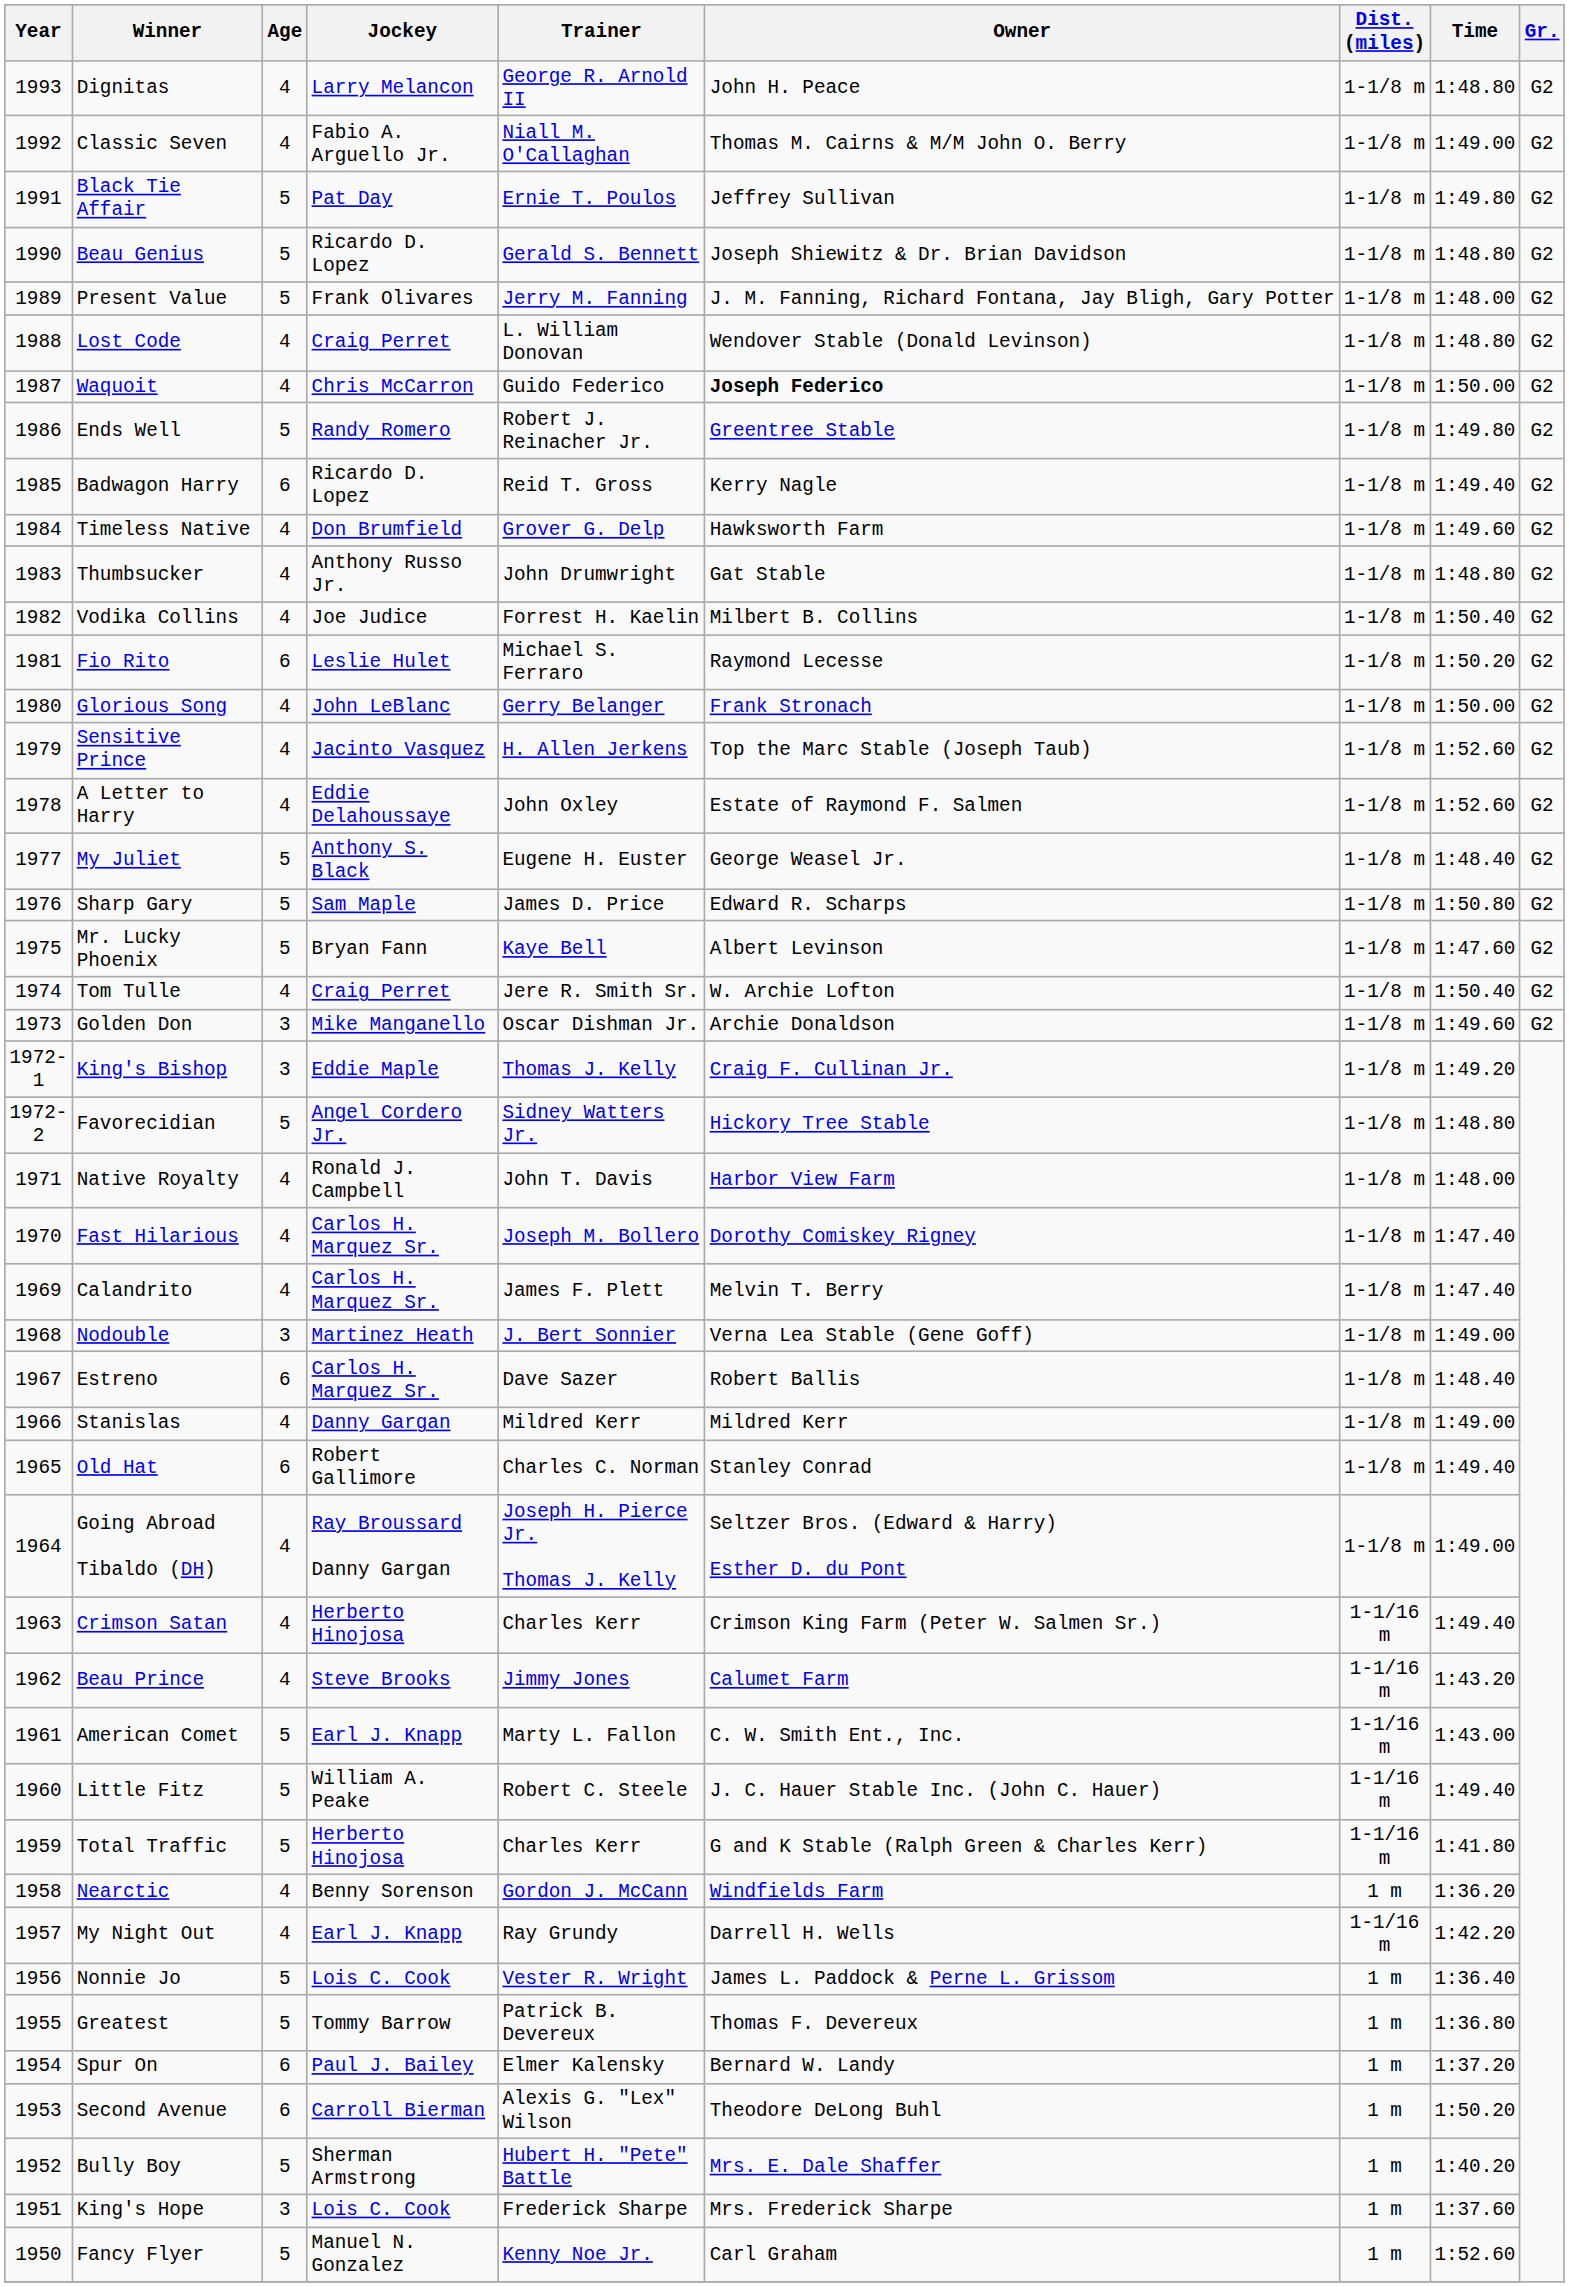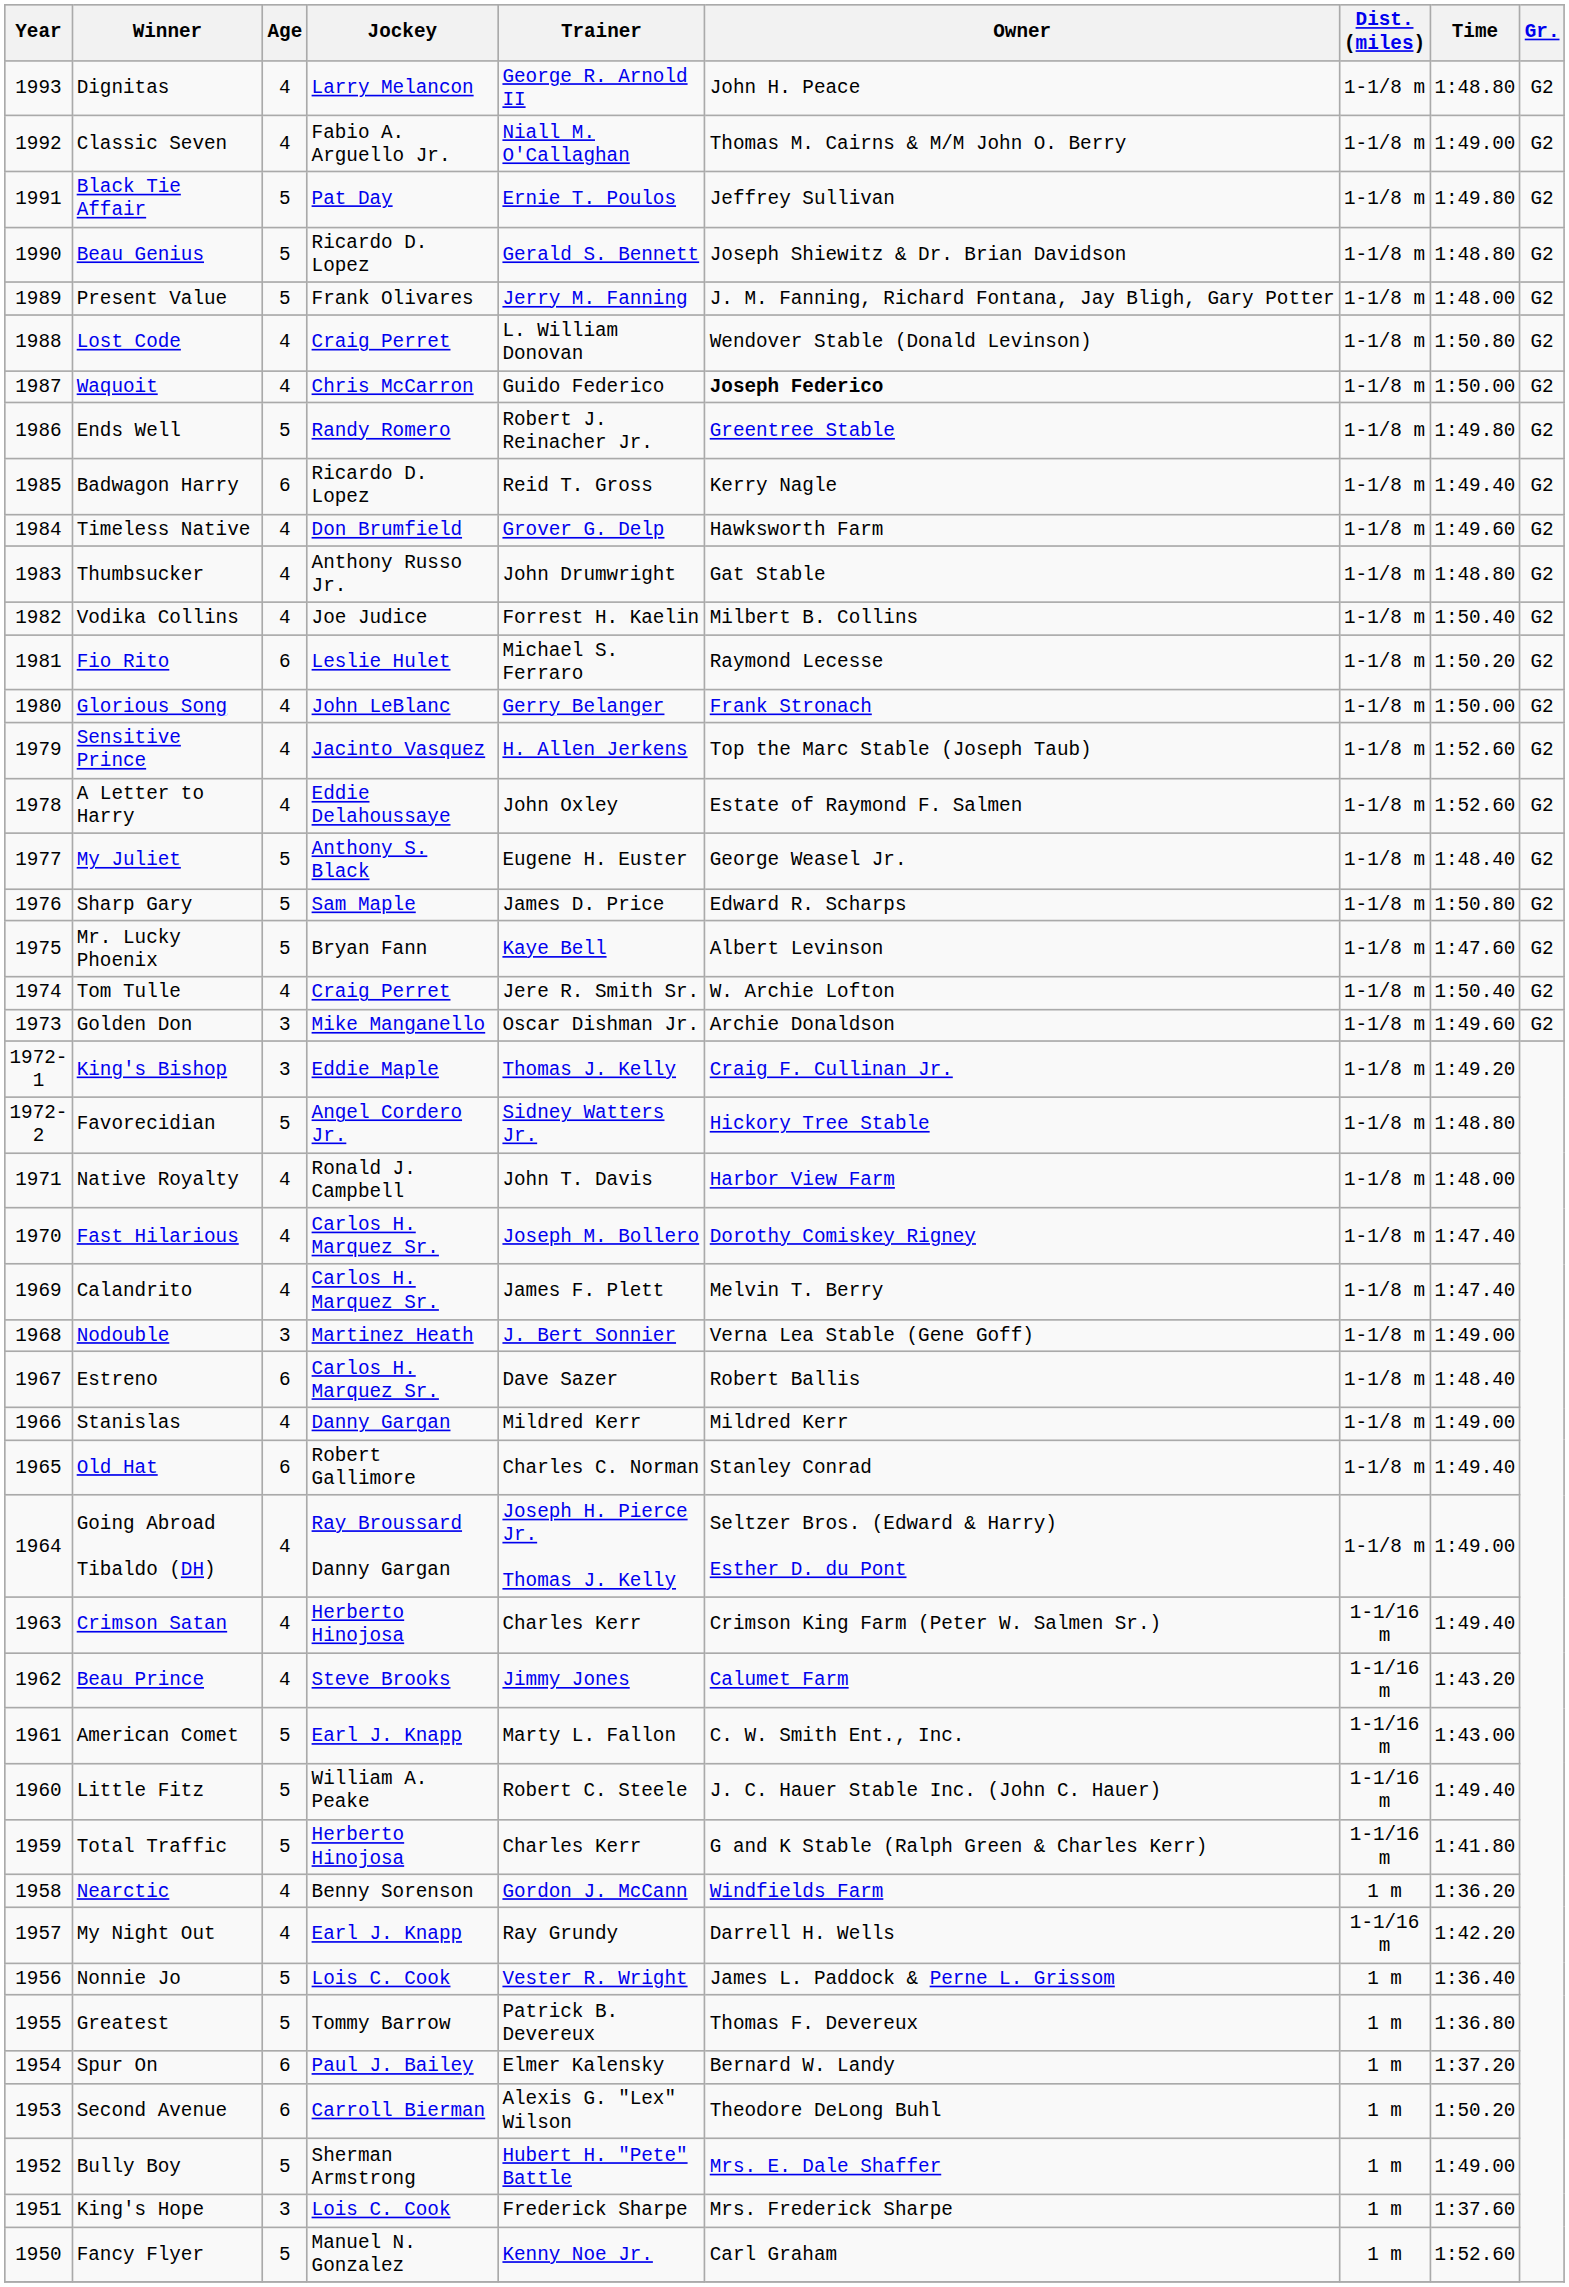(1475, 342) 1:48.80 -> (1475, 342) 1:50.80
(1475, 2166) 1:40.20 -> (1475, 2166) 1:49.00
